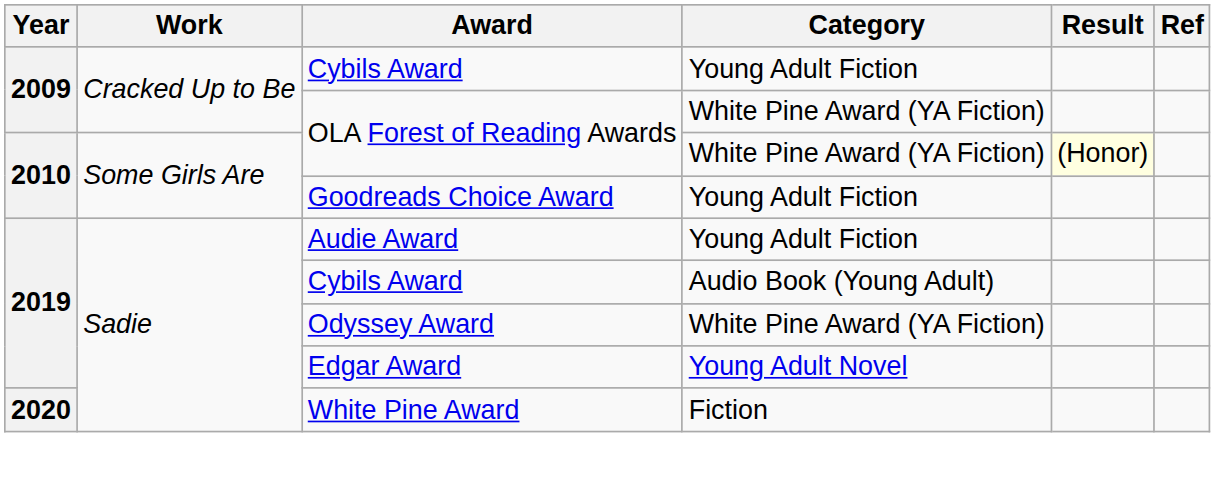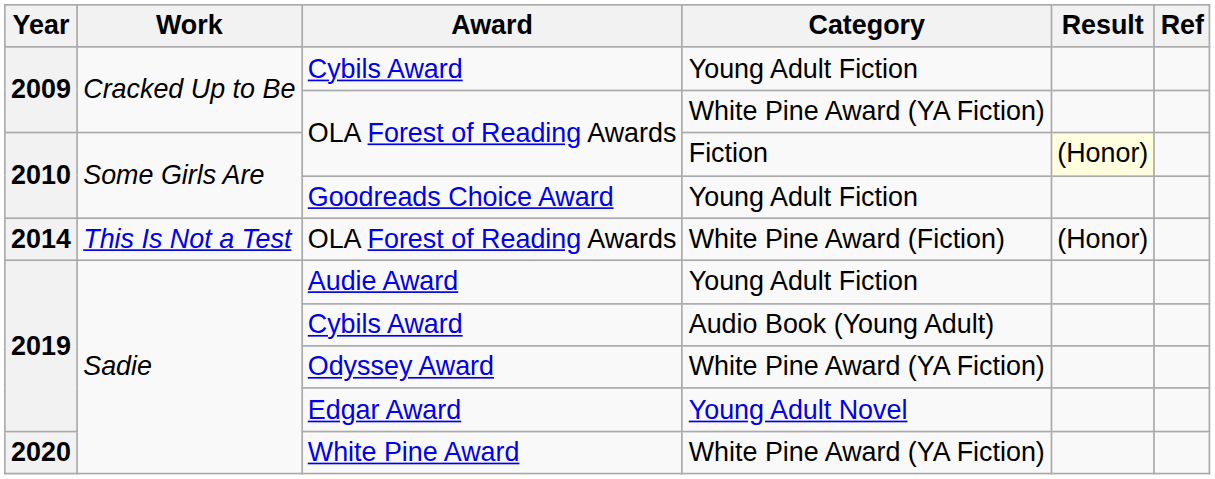(867, 153) White Pine Award (YA Fiction) -> (728, 153) Fiction
+ row: (41, 238)
(728, 409) Fiction -> (867, 452) White Pine Award (YA Fiction)
